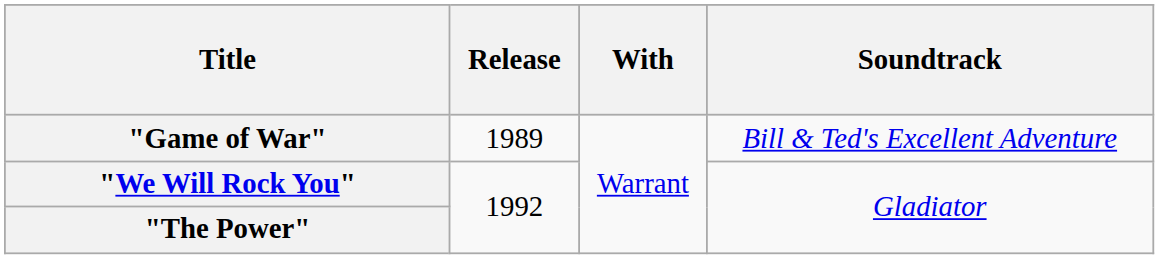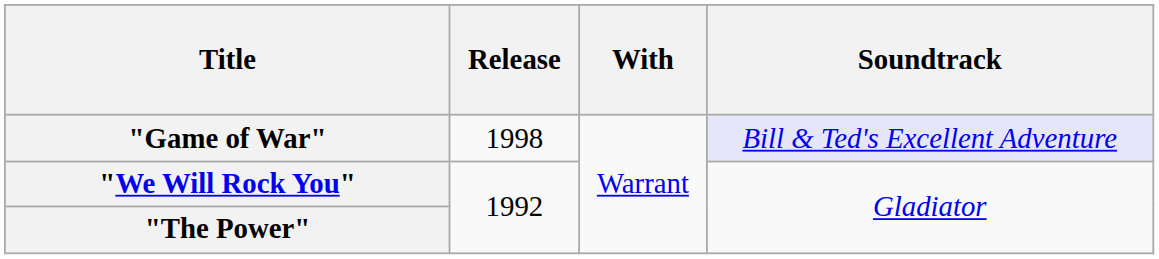(514, 137) 1989 -> (514, 137) 1998
(930, 137) no background -> (930, 137) lavender background
